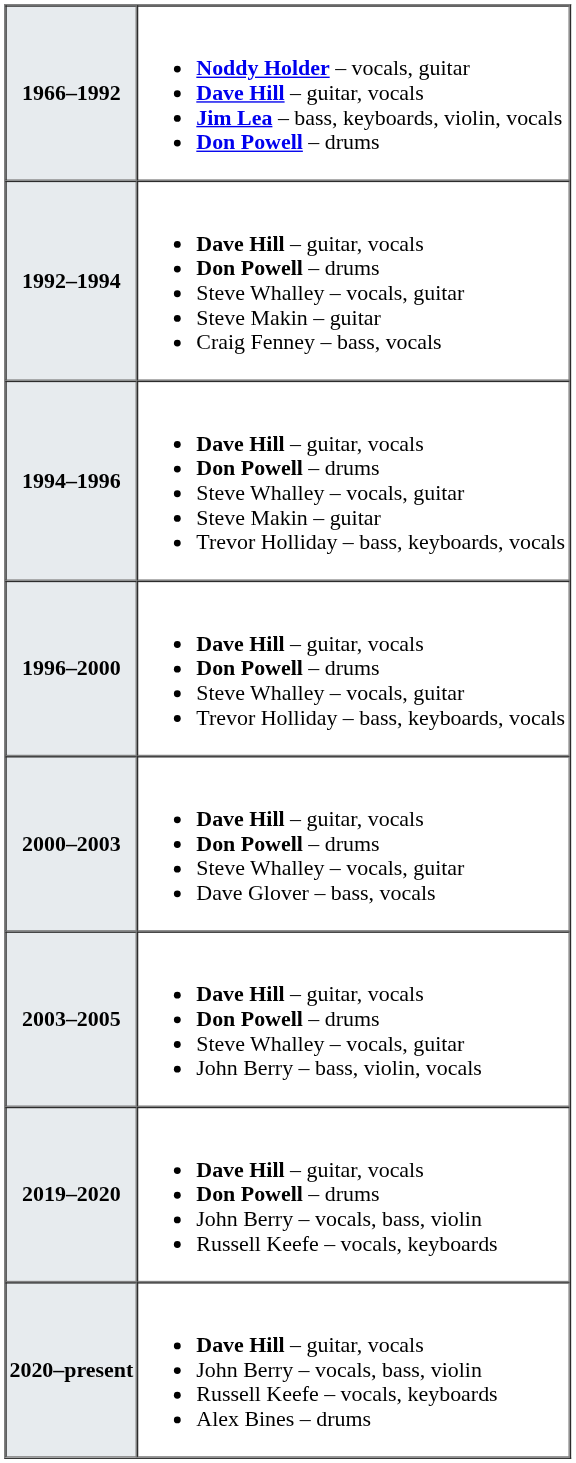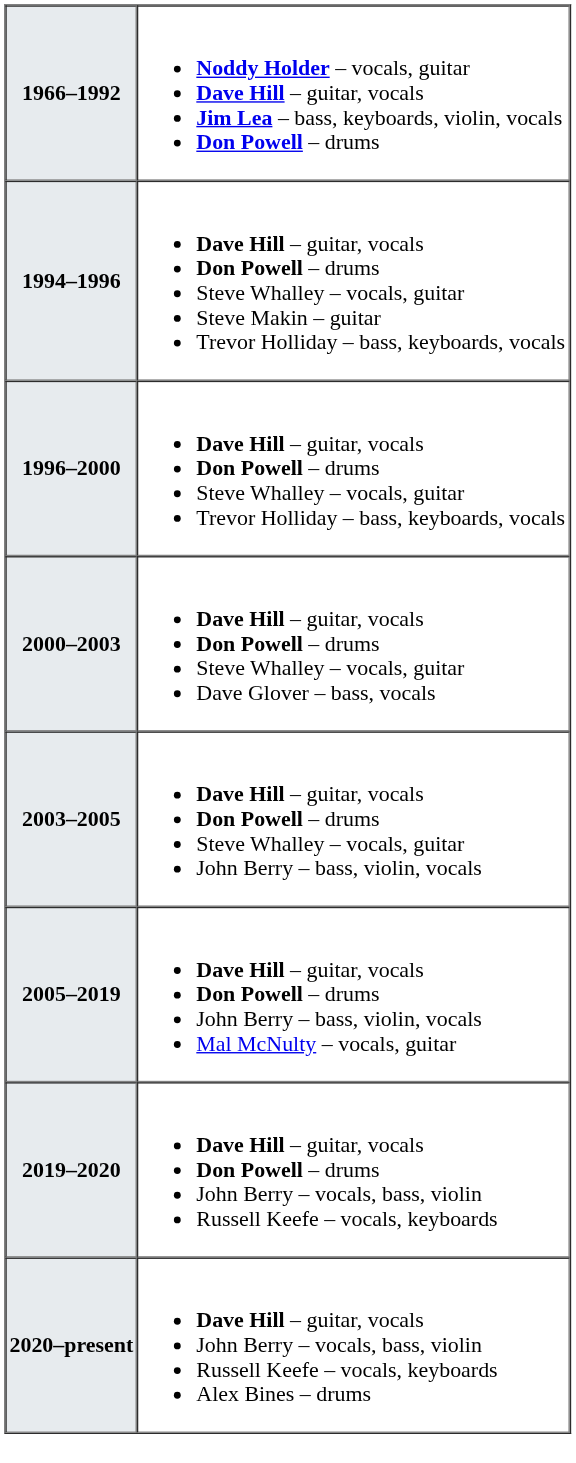- row: (71, 280)
+ row: (71, 994)
